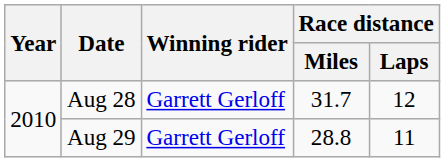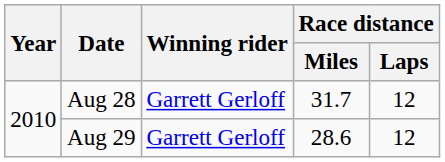(331, 138) 28.8 -> (331, 138) 28.6
(404, 138) 11 -> (404, 138) 12
